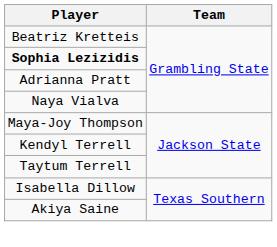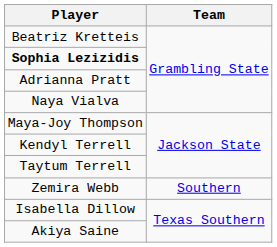+ row: (75, 188)
